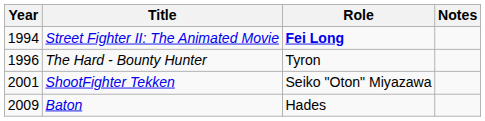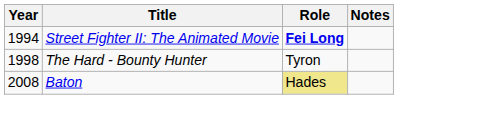(23, 60) 1996 -> (23, 60) 1998
- row: (110, 82)
(23, 104) 2009 -> (23, 82) 2008
(306, 104) no background -> (306, 82) khaki background
